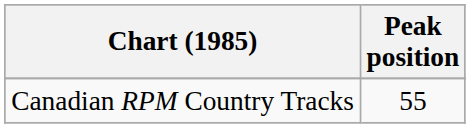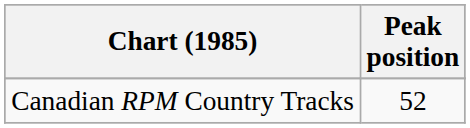(413, 100) 55 -> (413, 100) 52
